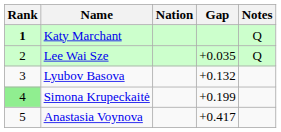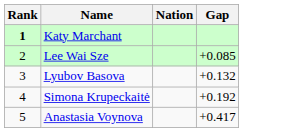- column: (257, 14)
(217, 55) +0.035 -> (217, 55) +0.085
(23, 96) lightgreen background -> (23, 96) no background
(217, 96) +0.199 -> (217, 96) +0.192
